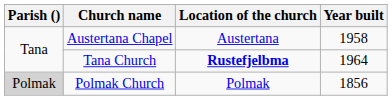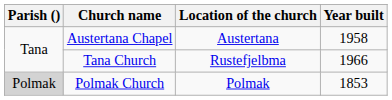(248, 60) bold -> (248, 60) normal
(354, 60) 1964 -> (354, 60) 1966
(354, 83) 1856 -> (354, 83) 1853
